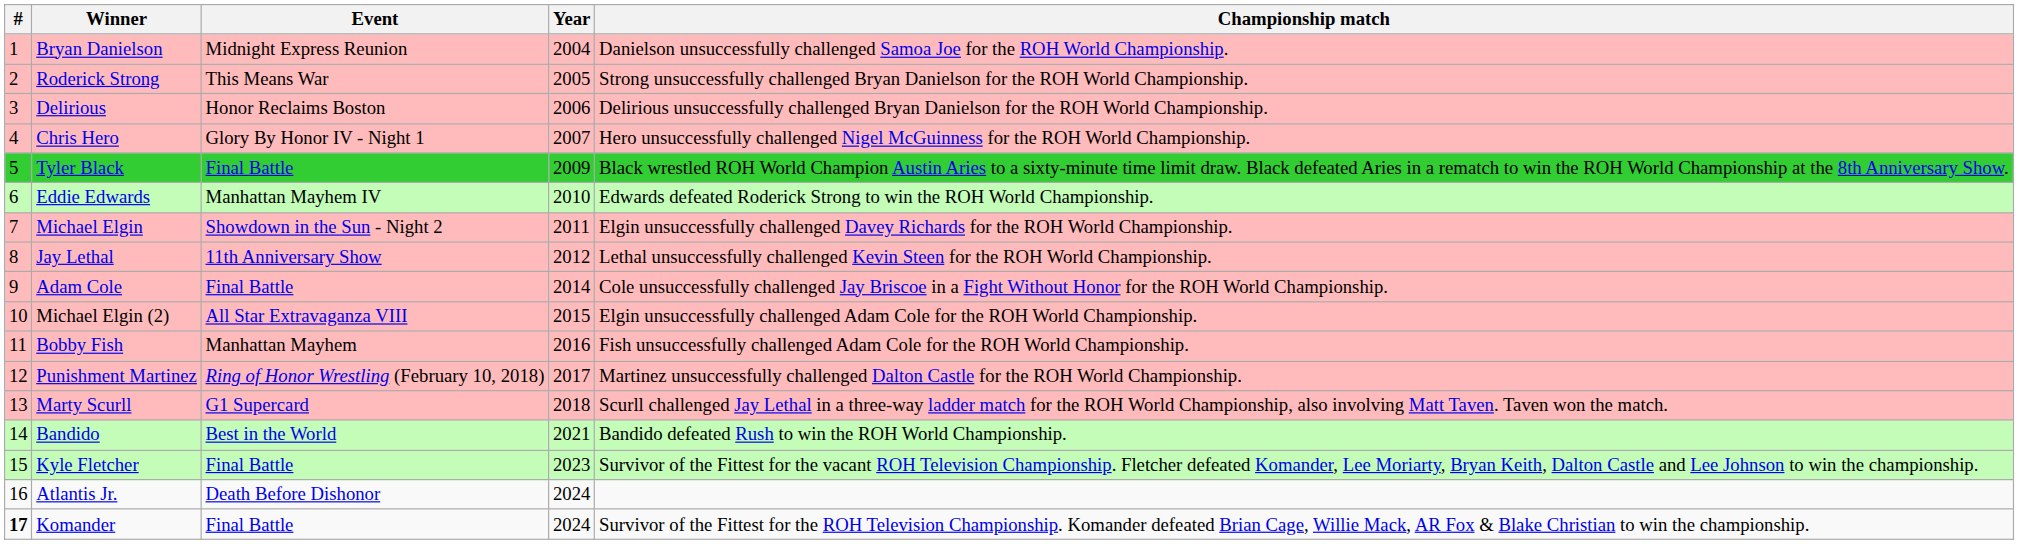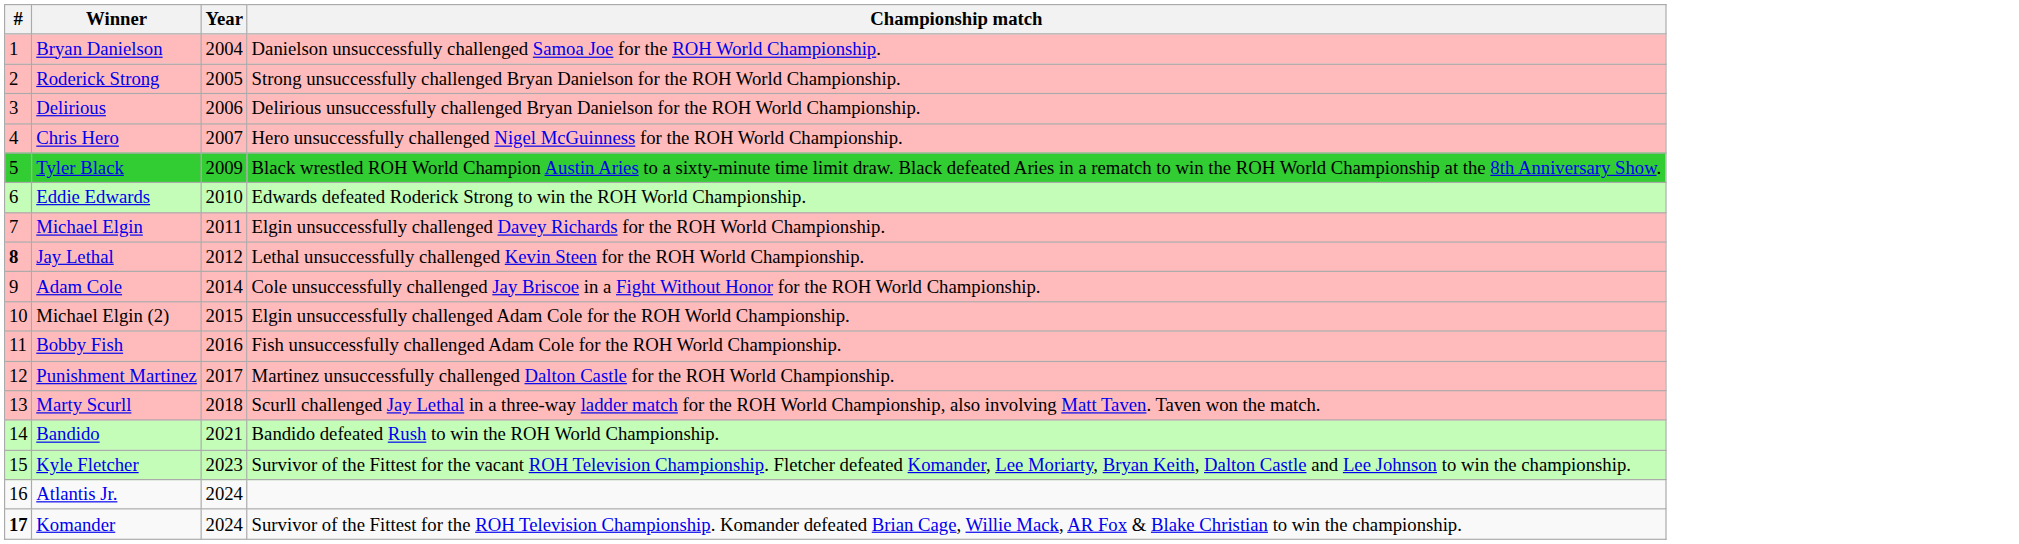- column: (375, 19)
(14, 256) normal -> (14, 256) bold
